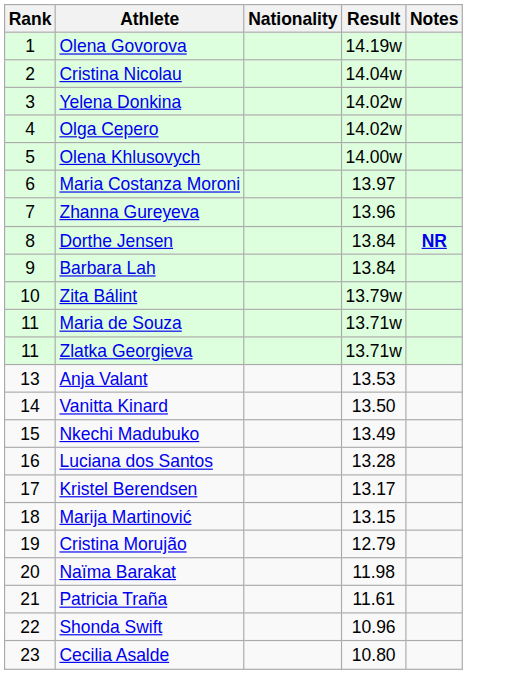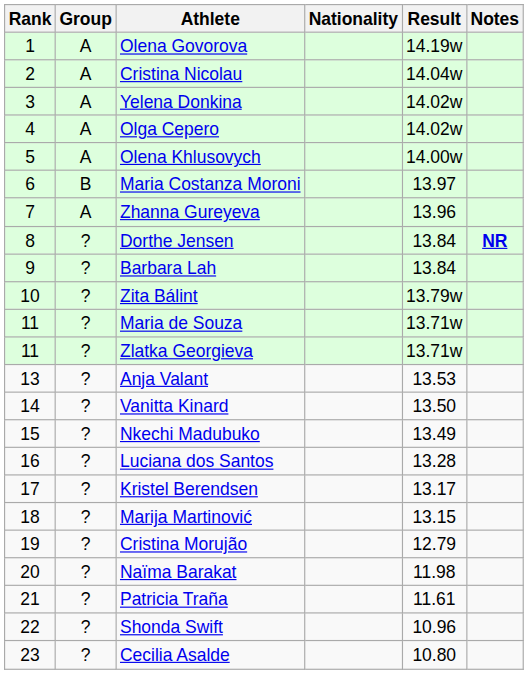+ column: (86, 19)
